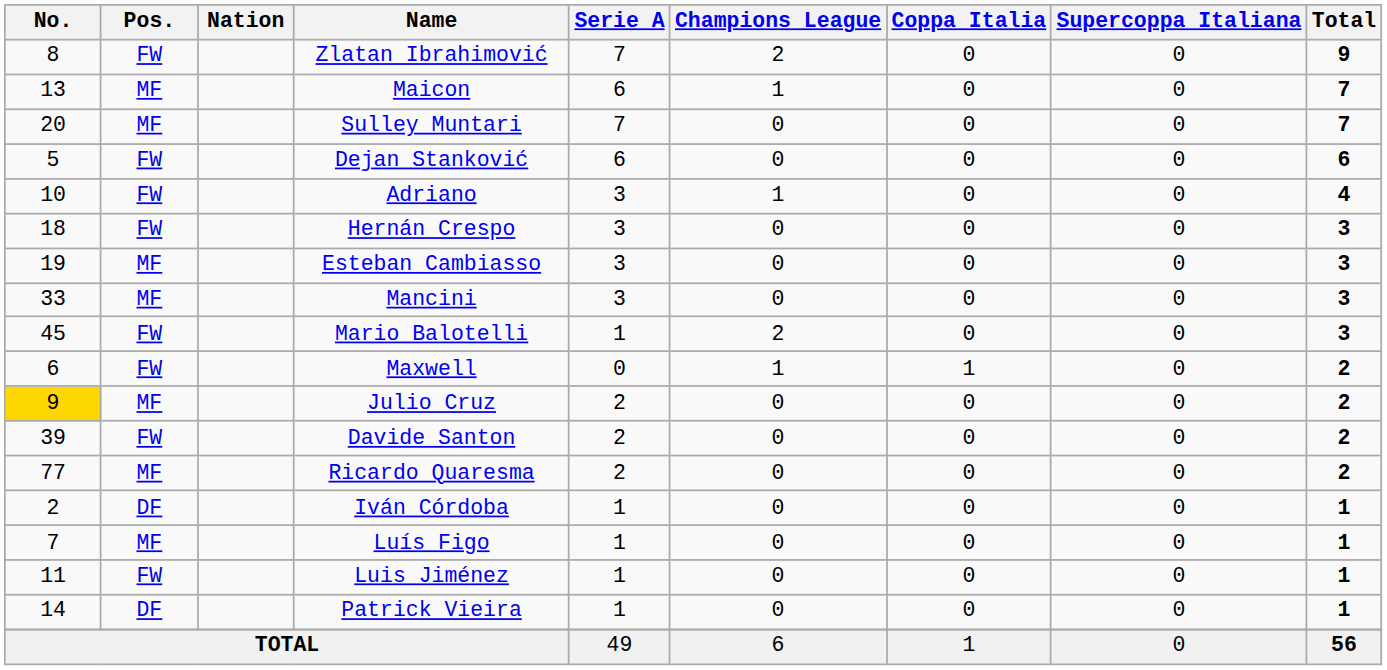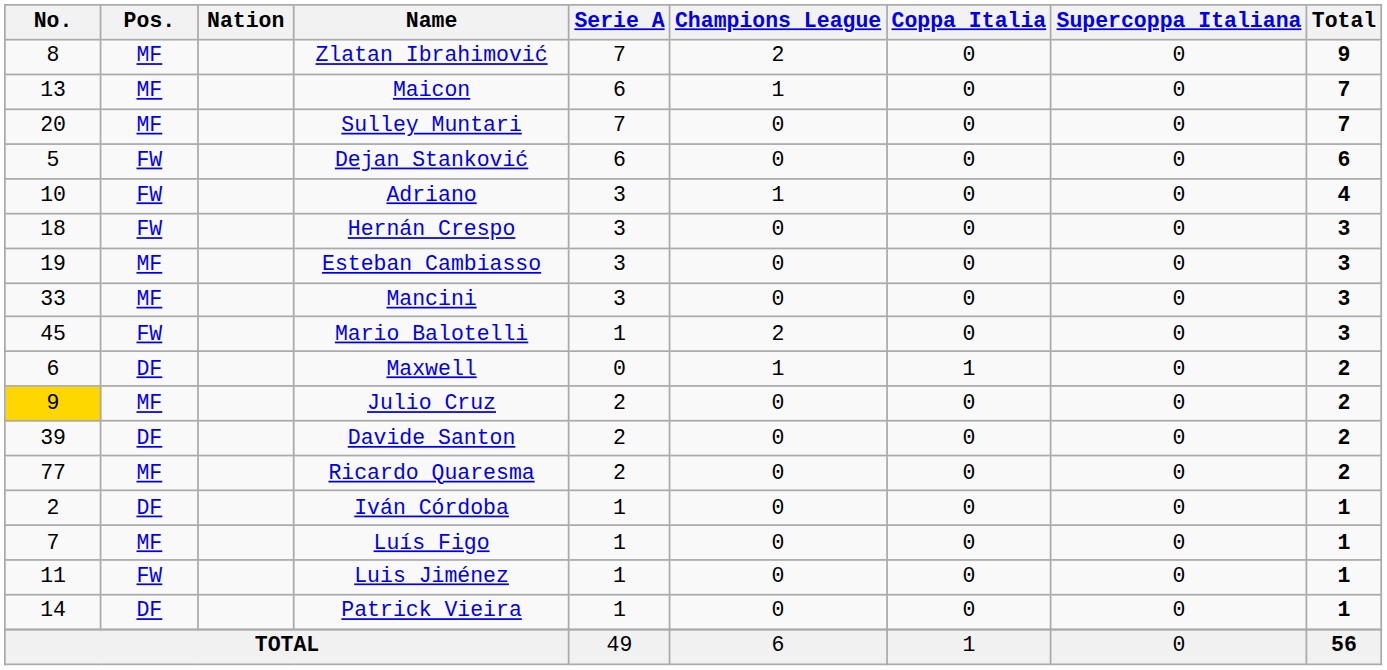(149, 57) FW -> (149, 57) MF
(149, 369) FW -> (149, 369) DF
(149, 439) FW -> (149, 439) DF
